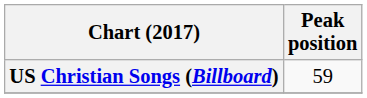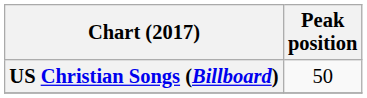(323, 76) 59 -> (323, 76) 50
